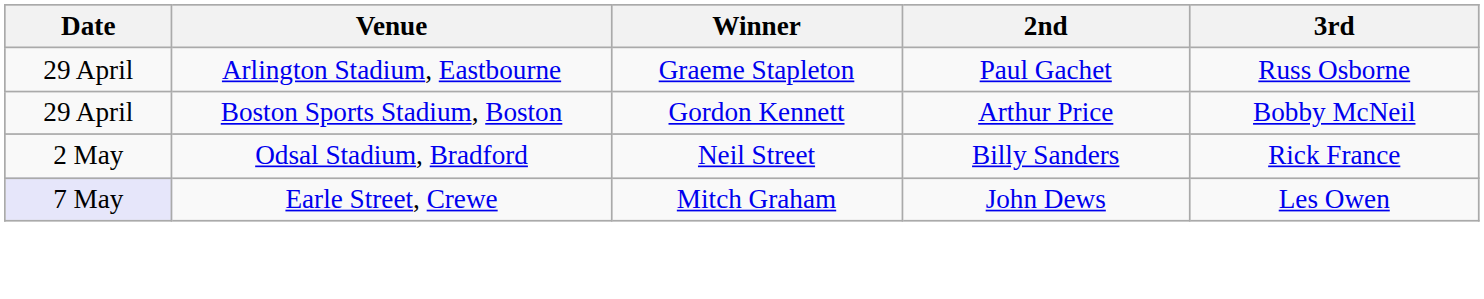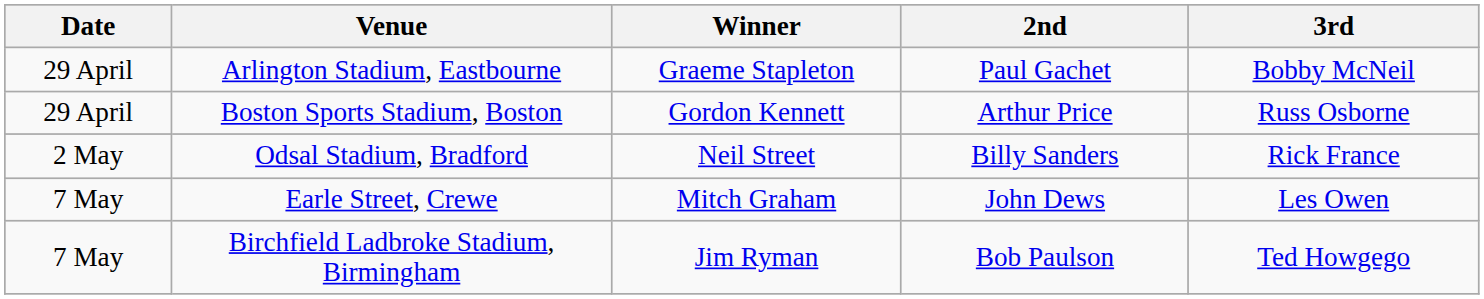(1334, 69) Russ Osborne -> (1334, 69) Bobby McNeil
(1334, 112) Bobby McNeil -> (1334, 112) Russ Osborne
(88, 198) lavender background -> (88, 198) no background
+ row: (392, 257)
